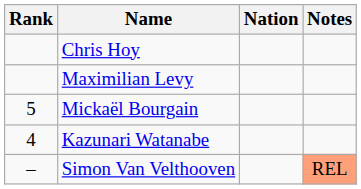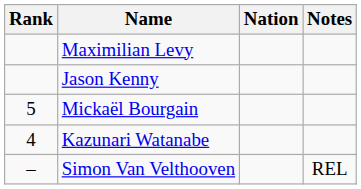- row: (101, 49)
+ row: (110, 79)
(330, 169) lightsalmon background -> (330, 169) no background
